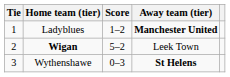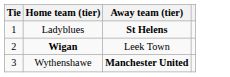- column: (117, 12)
(176, 29) Manchester United -> (147, 29) St Helens
(176, 62) St Helens -> (147, 62) Manchester United
